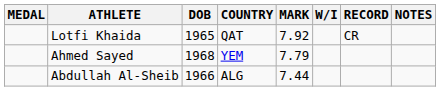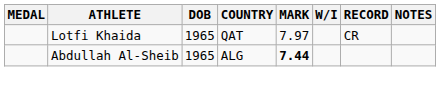(294, 35) 7.92 -> (294, 35) 7.97
- row: (92, 55)
(200, 76) 1966 -> (200, 55) 1965
(294, 76) normal -> (294, 55) bold
